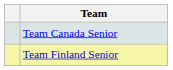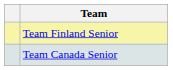rows swapped: (70, 54) <-> (70, 33)
